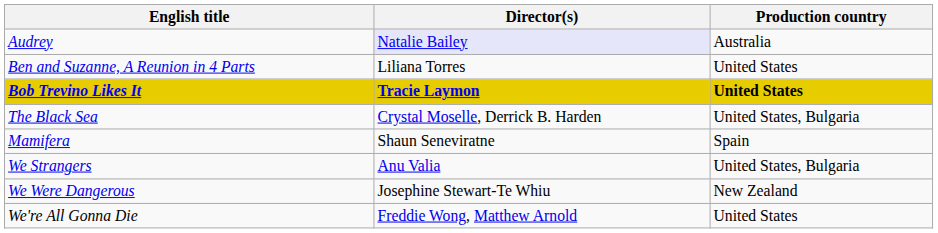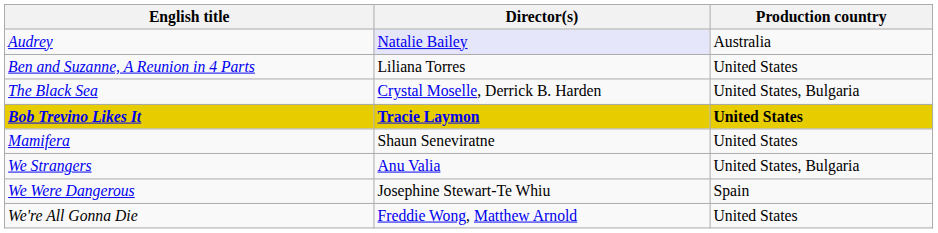rows swapped: (53, 116) <-> (75, 91)
(731, 141) Spain -> (756, 141) United States
(756, 191) New Zealand -> (731, 191) Spain
